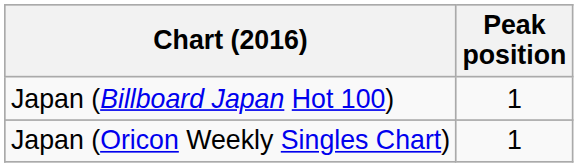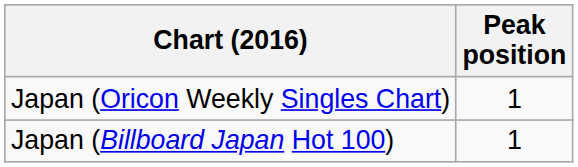rows swapped: (231, 140) <-> (203, 98)
